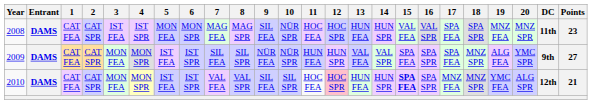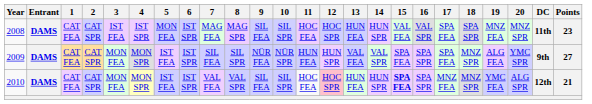(192, 31) MON SPR -> (189, 31) IST SPR
(290, 31) NÜR SPR -> (285, 31) SIL SPR
